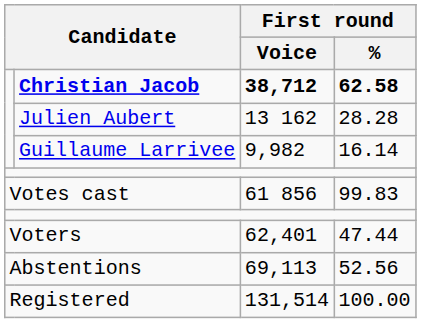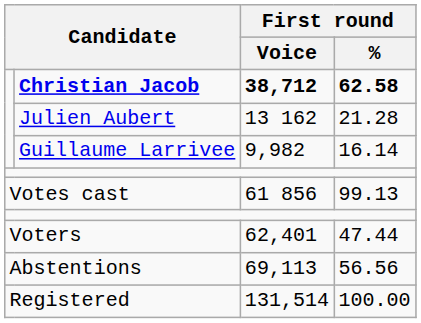(369, 119) 28.28 -> (369, 119) 21.28
(369, 194) 99.83 -> (369, 194) 99.13
(369, 269) 52.56 -> (369, 269) 56.56
